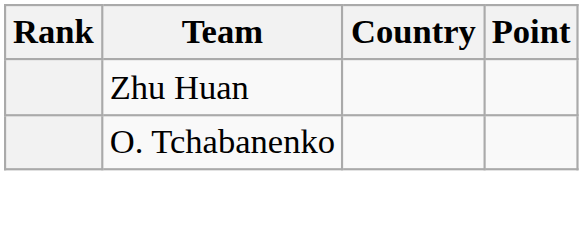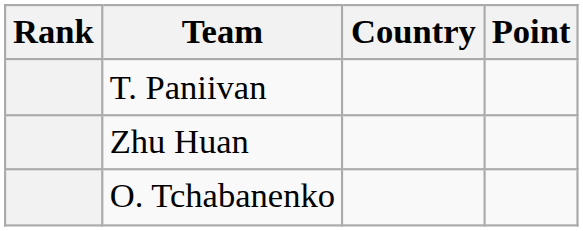+ row: (188, 86)
